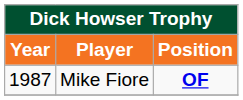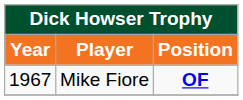(30, 79) 1987 -> (30, 79) 1967
